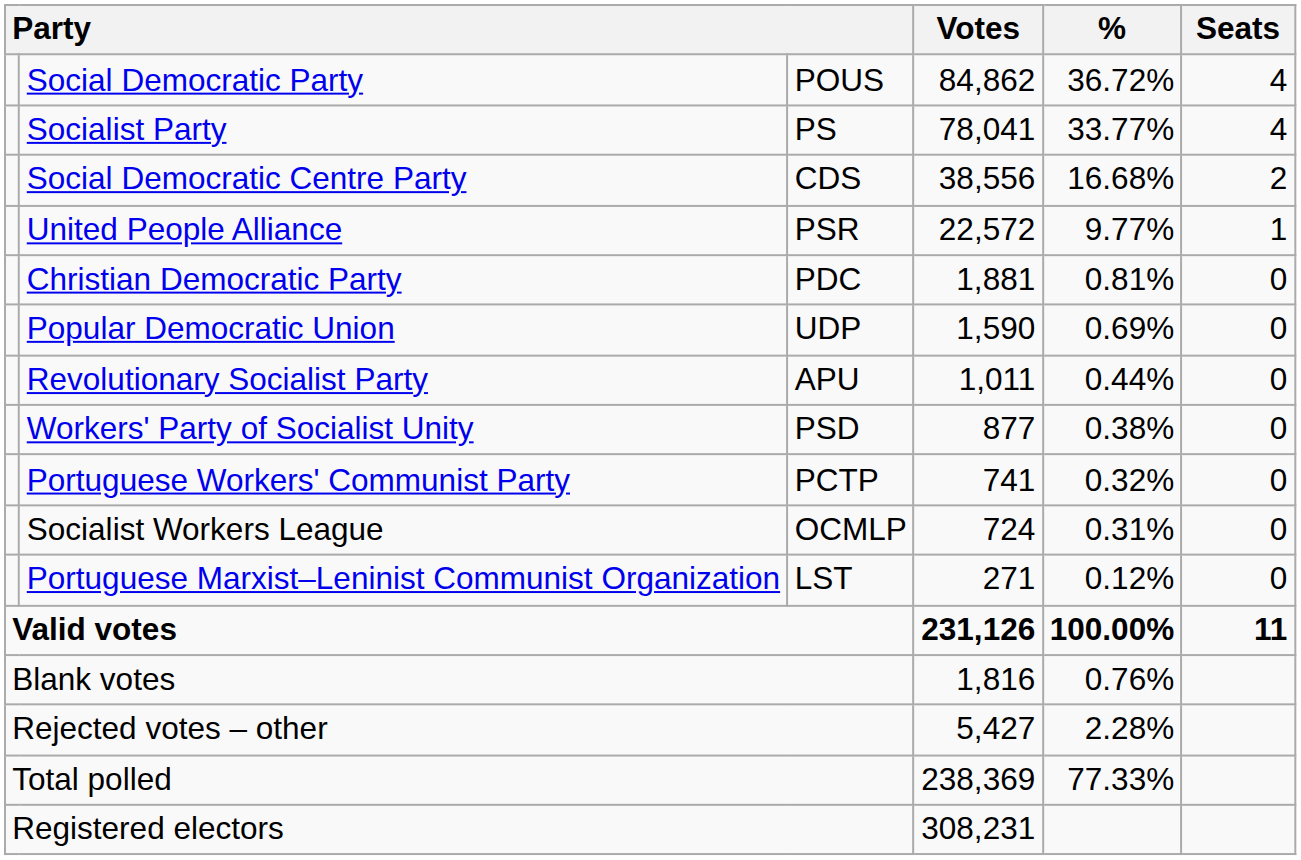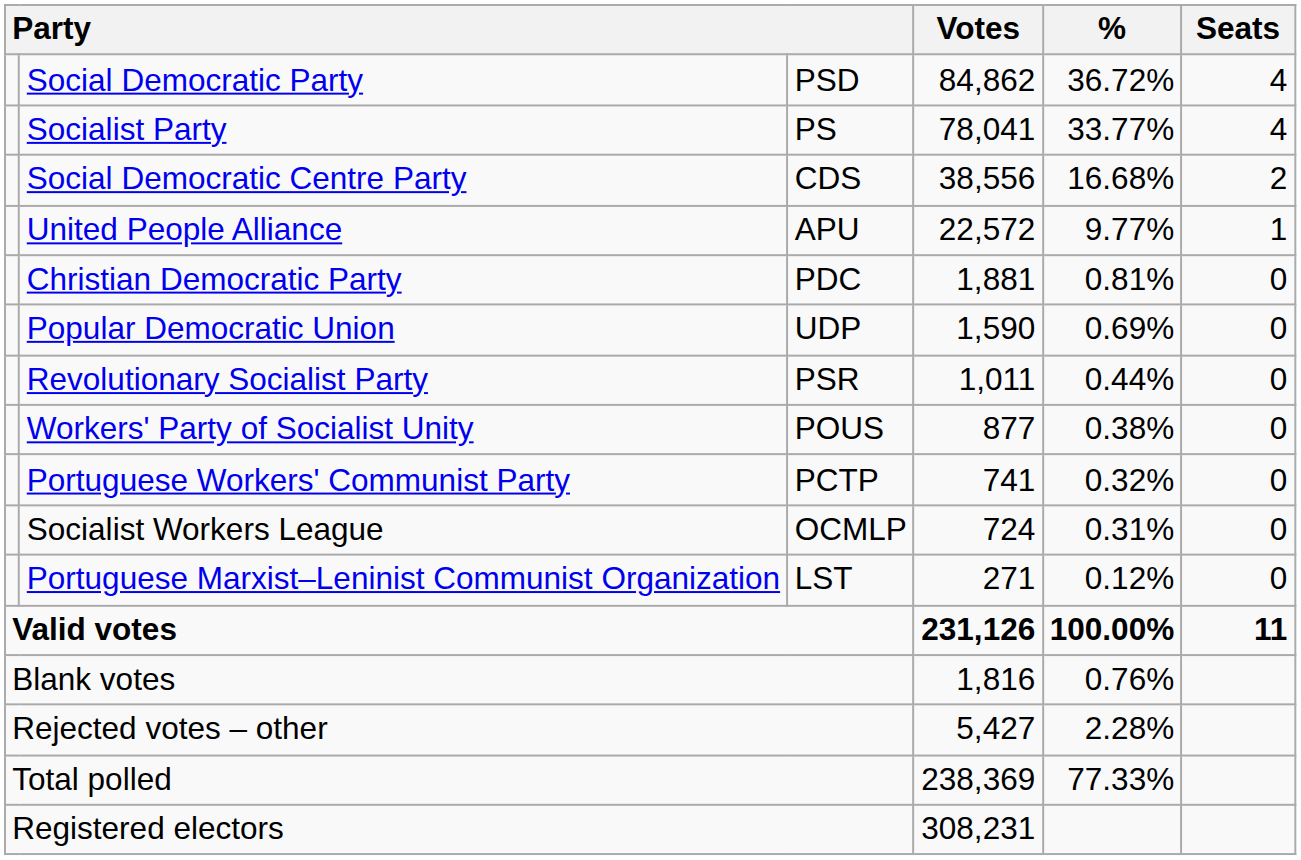(839, 79) POUS -> (827, 79) PSD
(827, 229) PSR -> (827, 229) APU
(827, 379) APU -> (827, 379) PSR
(827, 429) PSD -> (839, 429) POUS
